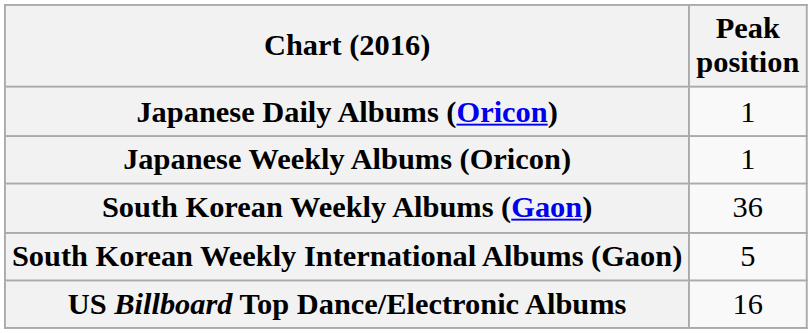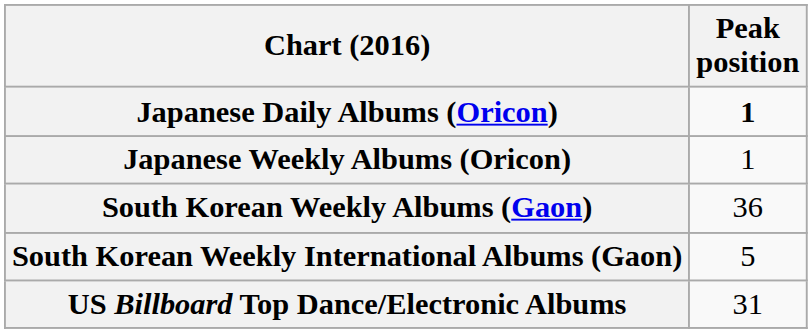(748, 111) normal -> (748, 111) bold
(748, 303) 16 -> (748, 303) 31
